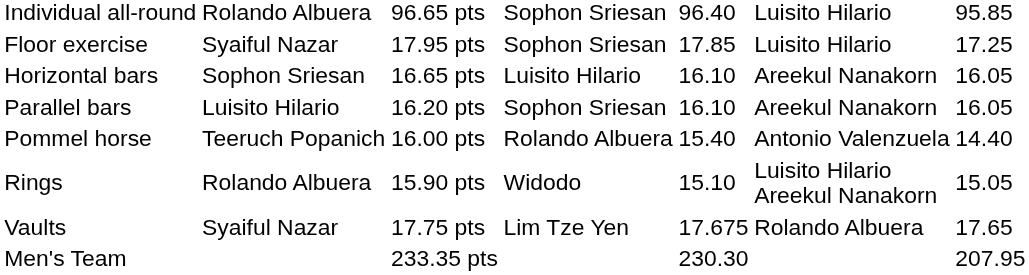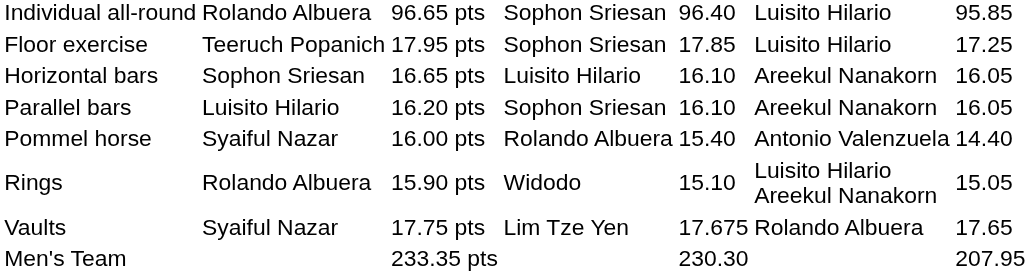(270, 44) Syaiful Nazar -> (294, 44) Teeruch Popanich
(294, 138) Teeruch Popanich -> (270, 138) Syaiful Nazar
